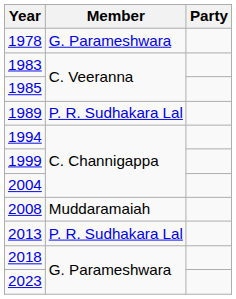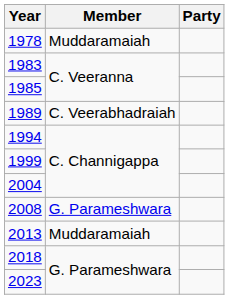(110, 40) G. Parameshwara -> (99, 40) Muddaramaiah
(116, 112) P. R. Sudhakara Lal -> (112, 112) C. Veerabhadraiah
(99, 209) Muddaramaiah -> (110, 209) G. Parameshwara
(116, 233) P. R. Sudhakara Lal -> (99, 233) Muddaramaiah
